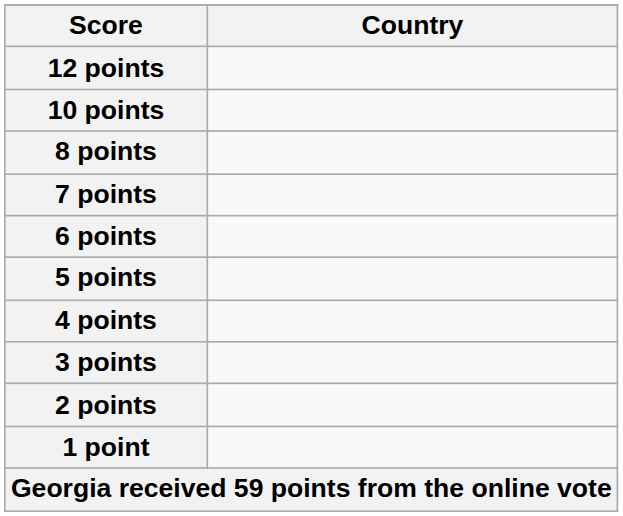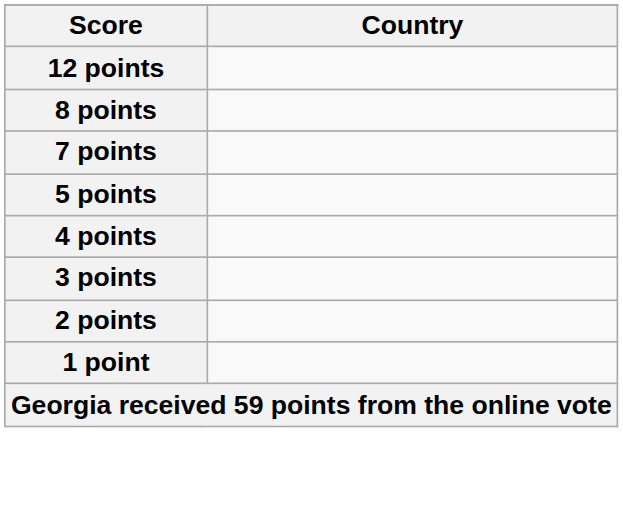- row: (106, 109)
- row: (106, 236)
